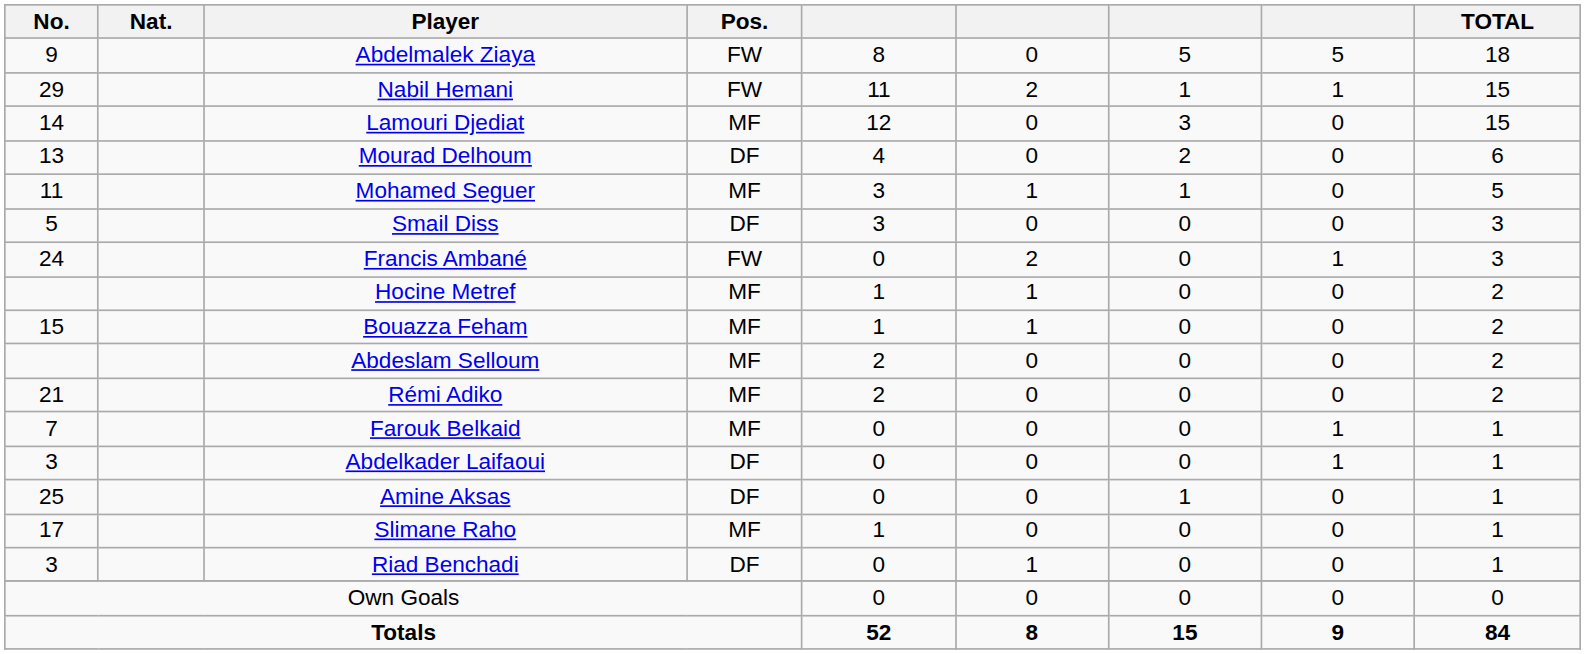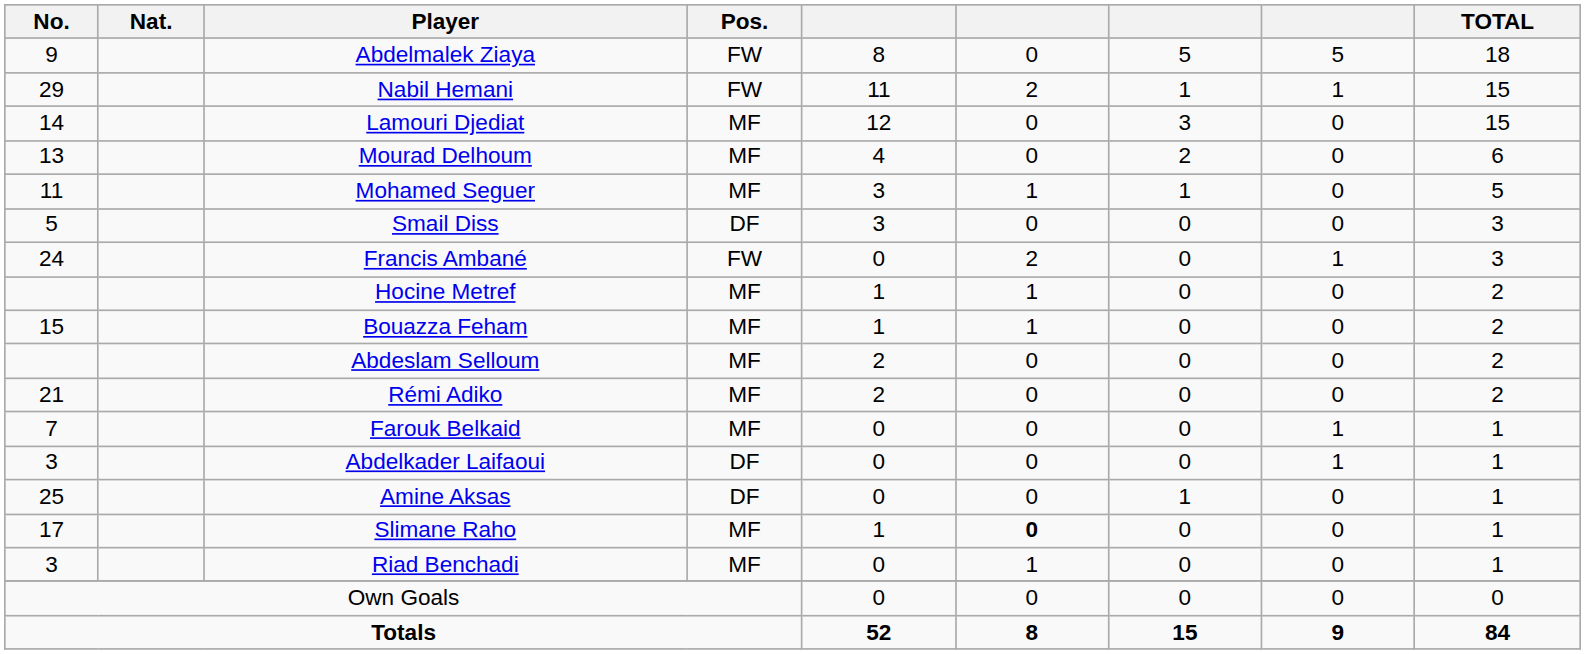(744, 156) DF -> (744, 156) MF
(1032, 529) normal -> (1032, 529) bold
(744, 563) DF -> (744, 563) MF
